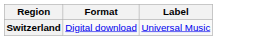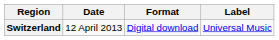+ column: (94, 12)
